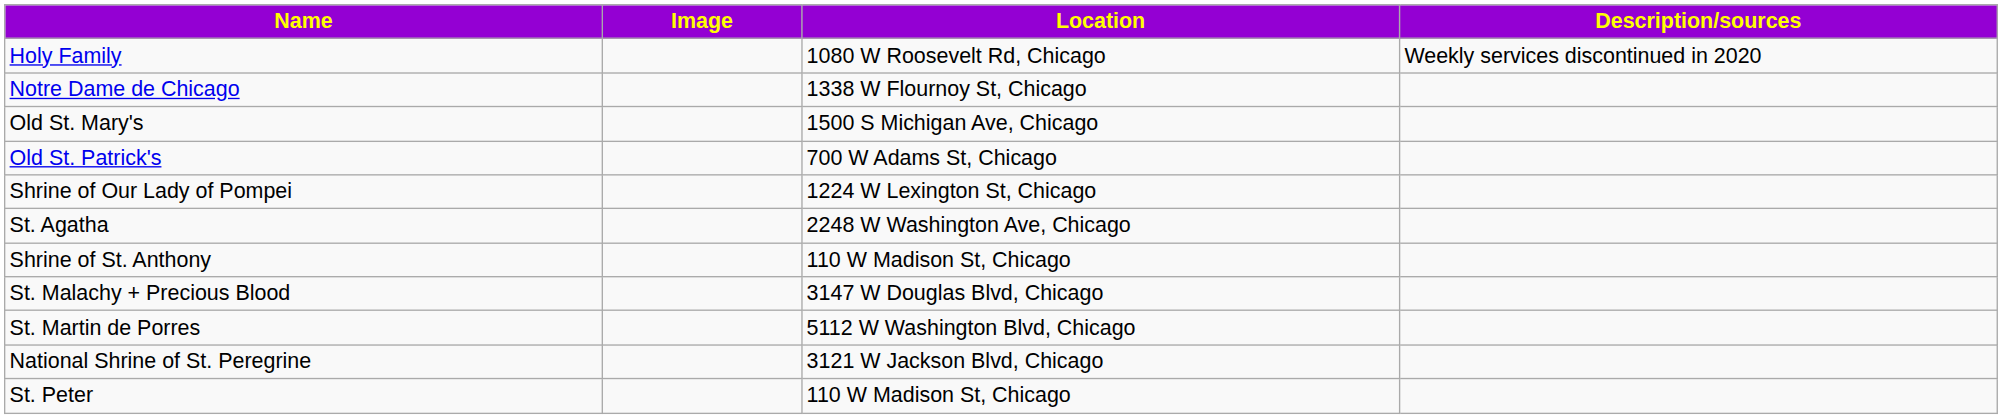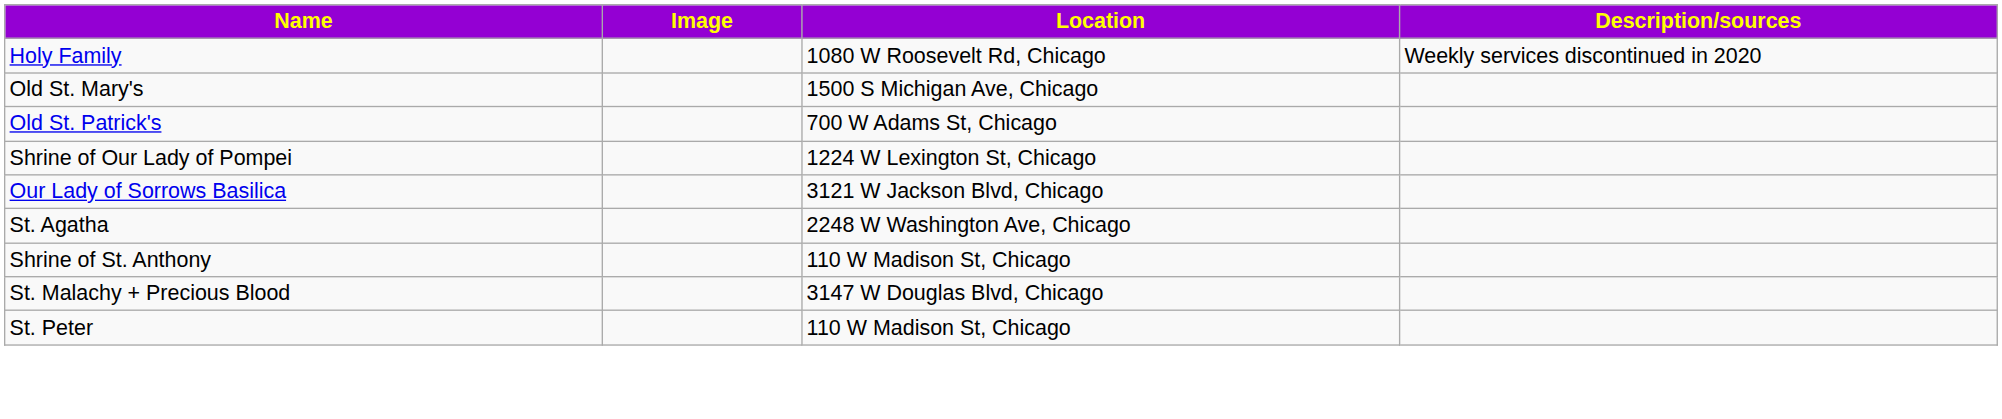- row: (125, 89)
+ row: (148, 191)
- row: (105, 327)
- row: (160, 361)
